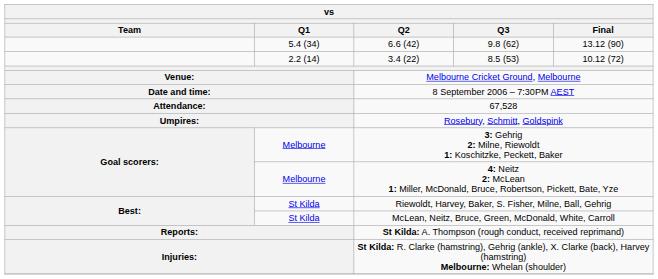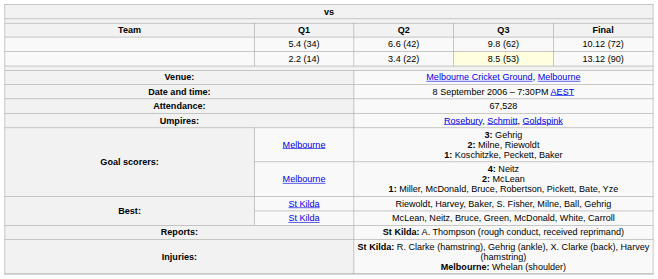(603, 45) 13.12 (90) -> (603, 45) 10.12 (72)
(503, 59) no background -> (503, 59) lightyellow background
(603, 59) 10.12 (72) -> (603, 59) 13.12 (90)
